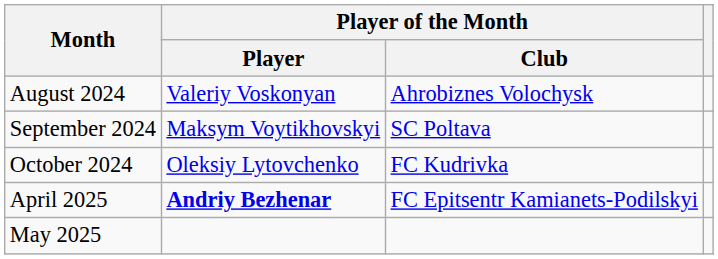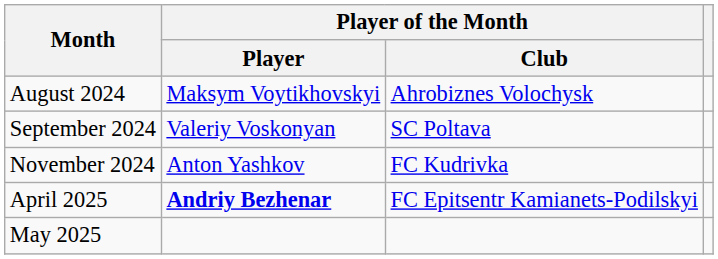(251, 93) Valeriy Voskonyan -> (273, 93) Maksym Voytikhovskyi
(273, 128) Maksym Voytikhovskyi -> (251, 128) Valeriy Voskonyan
- row: (71, 164)
+ row: (82, 164)
